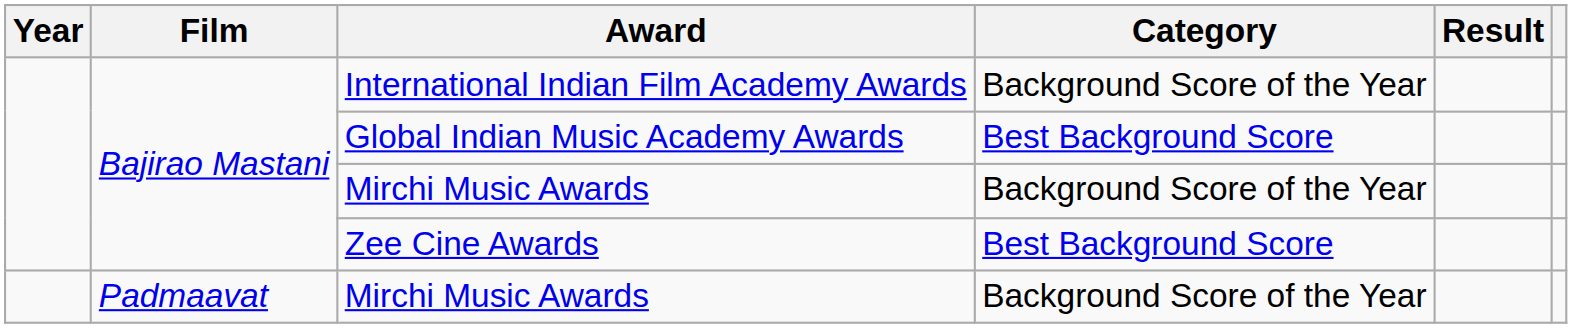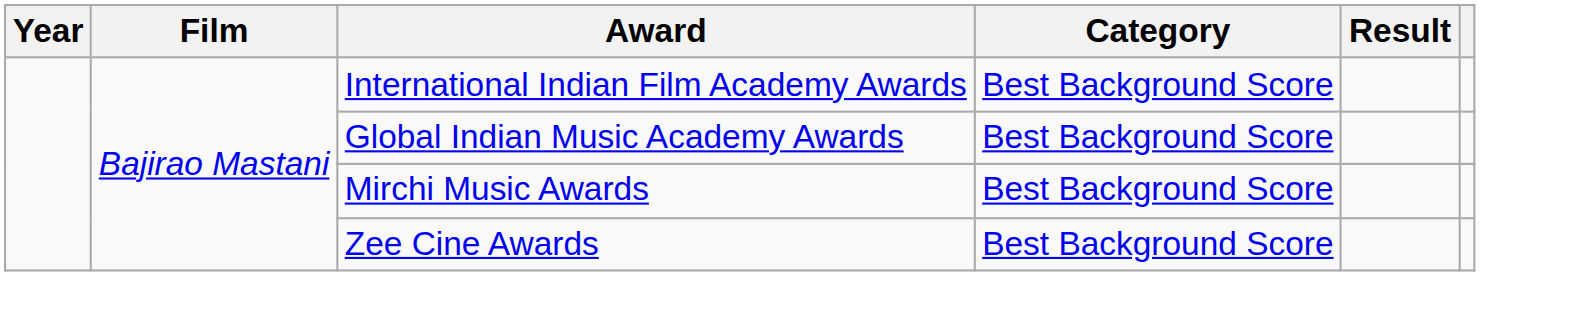(1204, 84) Background Score of the Year -> (1158, 84) Best Background Score
(1204, 190) Background Score of the Year -> (1158, 190) Best Background Score
- row: (183, 296)
